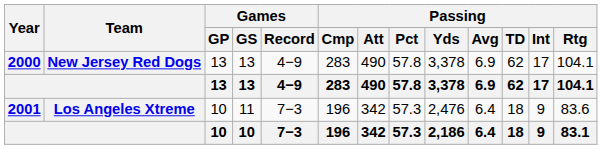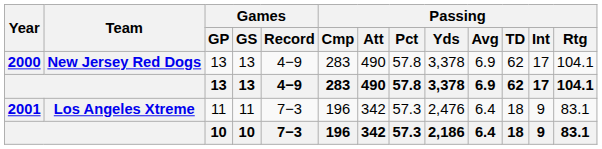(219, 109) 10 -> (219, 109) 11
(575, 109) 83.6 -> (575, 109) 83.1
